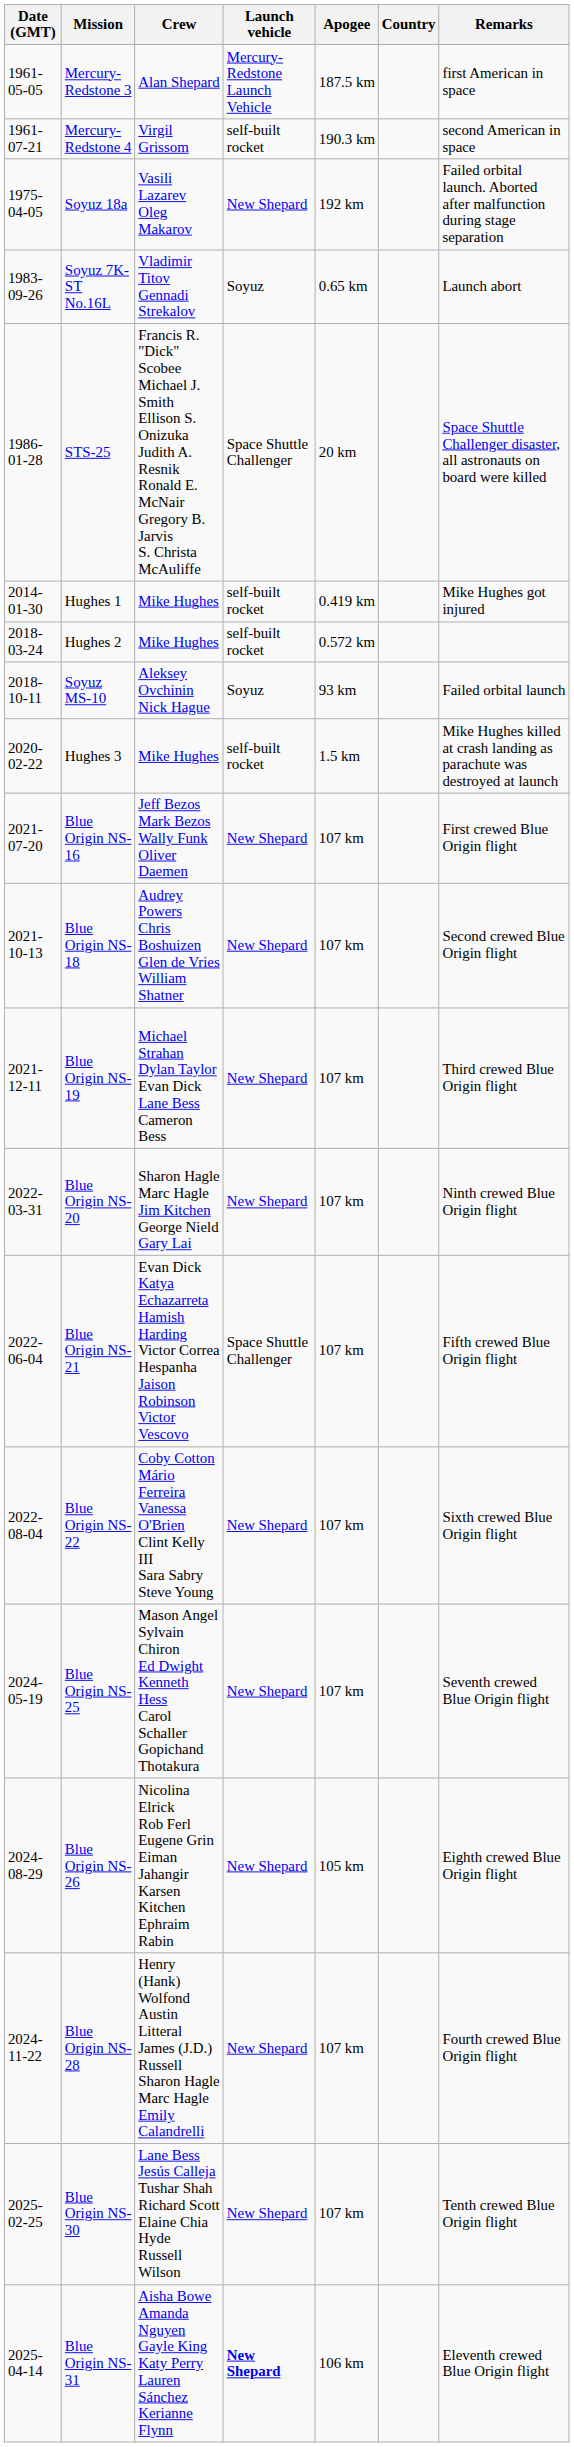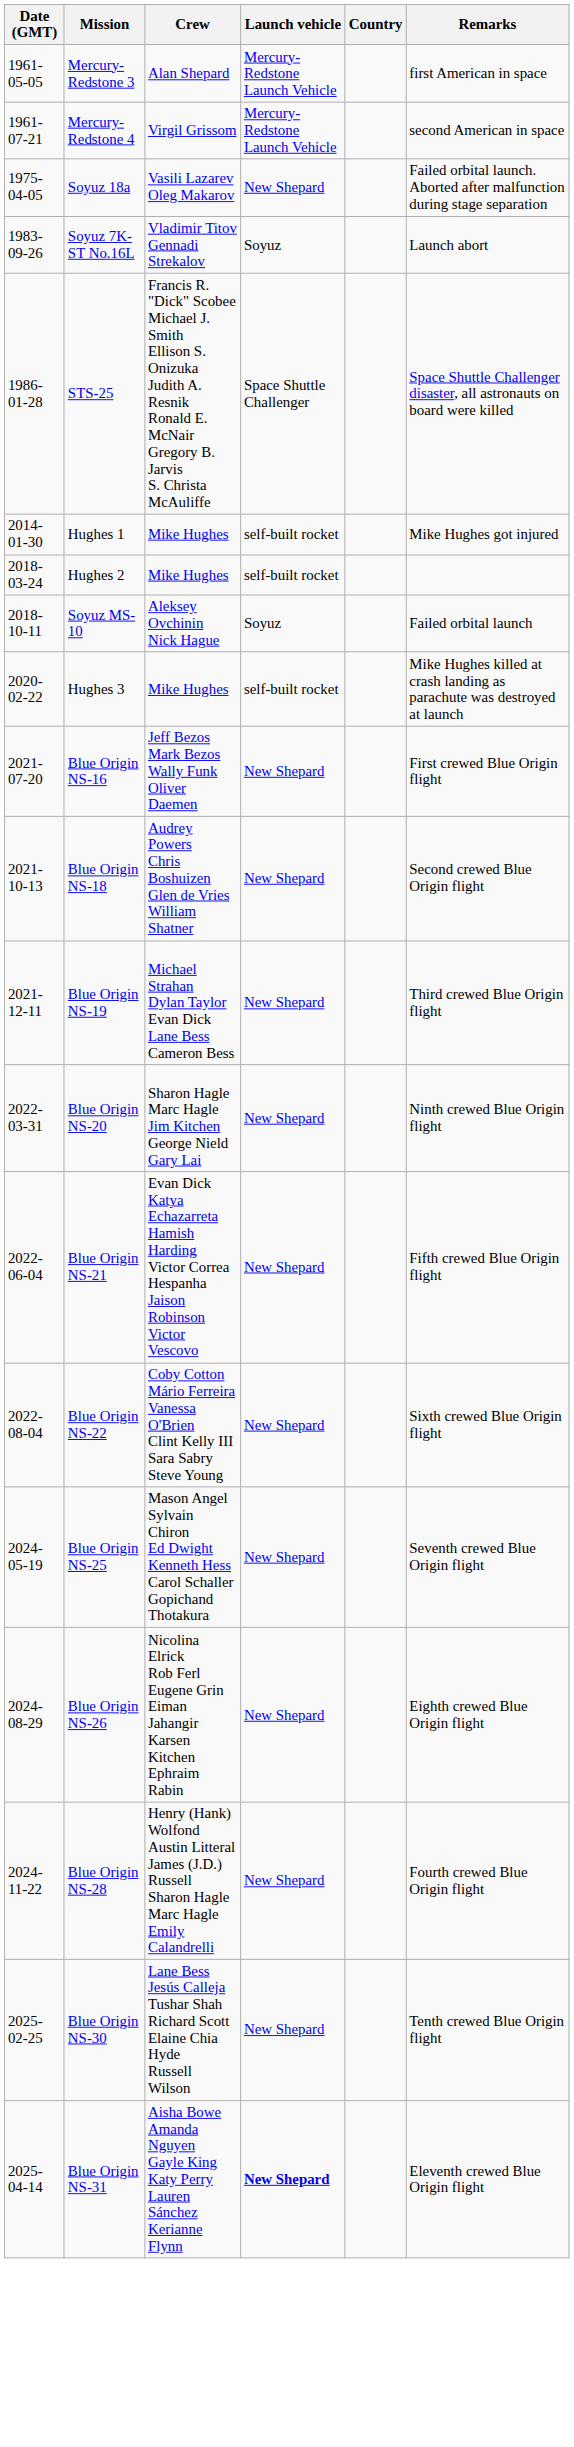- column: (347, 24)
(254, 138) self-built rocket -> (290, 130) Mercury-Redstone Launch Vehicle
(267, 1351) Space Shuttle Challenger -> (284, 1267) New Shepard
